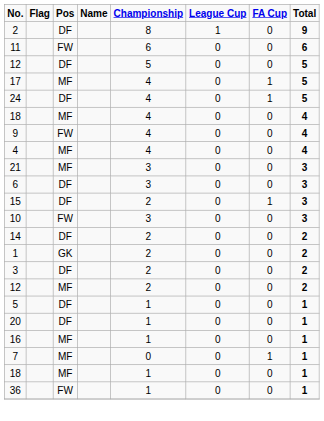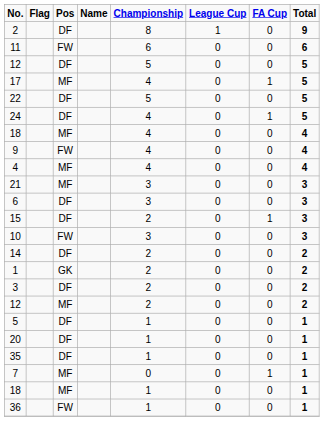+ row: (15, 99)
- row: (15, 339)
+ row: (15, 356)
